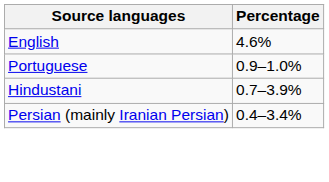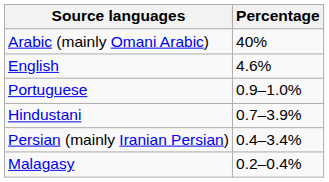+ row: (109, 41)
+ row: (41, 164)
